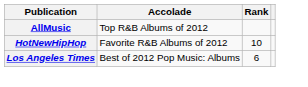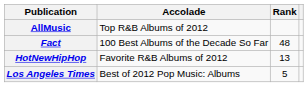+ row: (51, 43)
(256, 43) 10 -> (285, 58) 13
(256, 58) 6 -> (285, 74) 5
